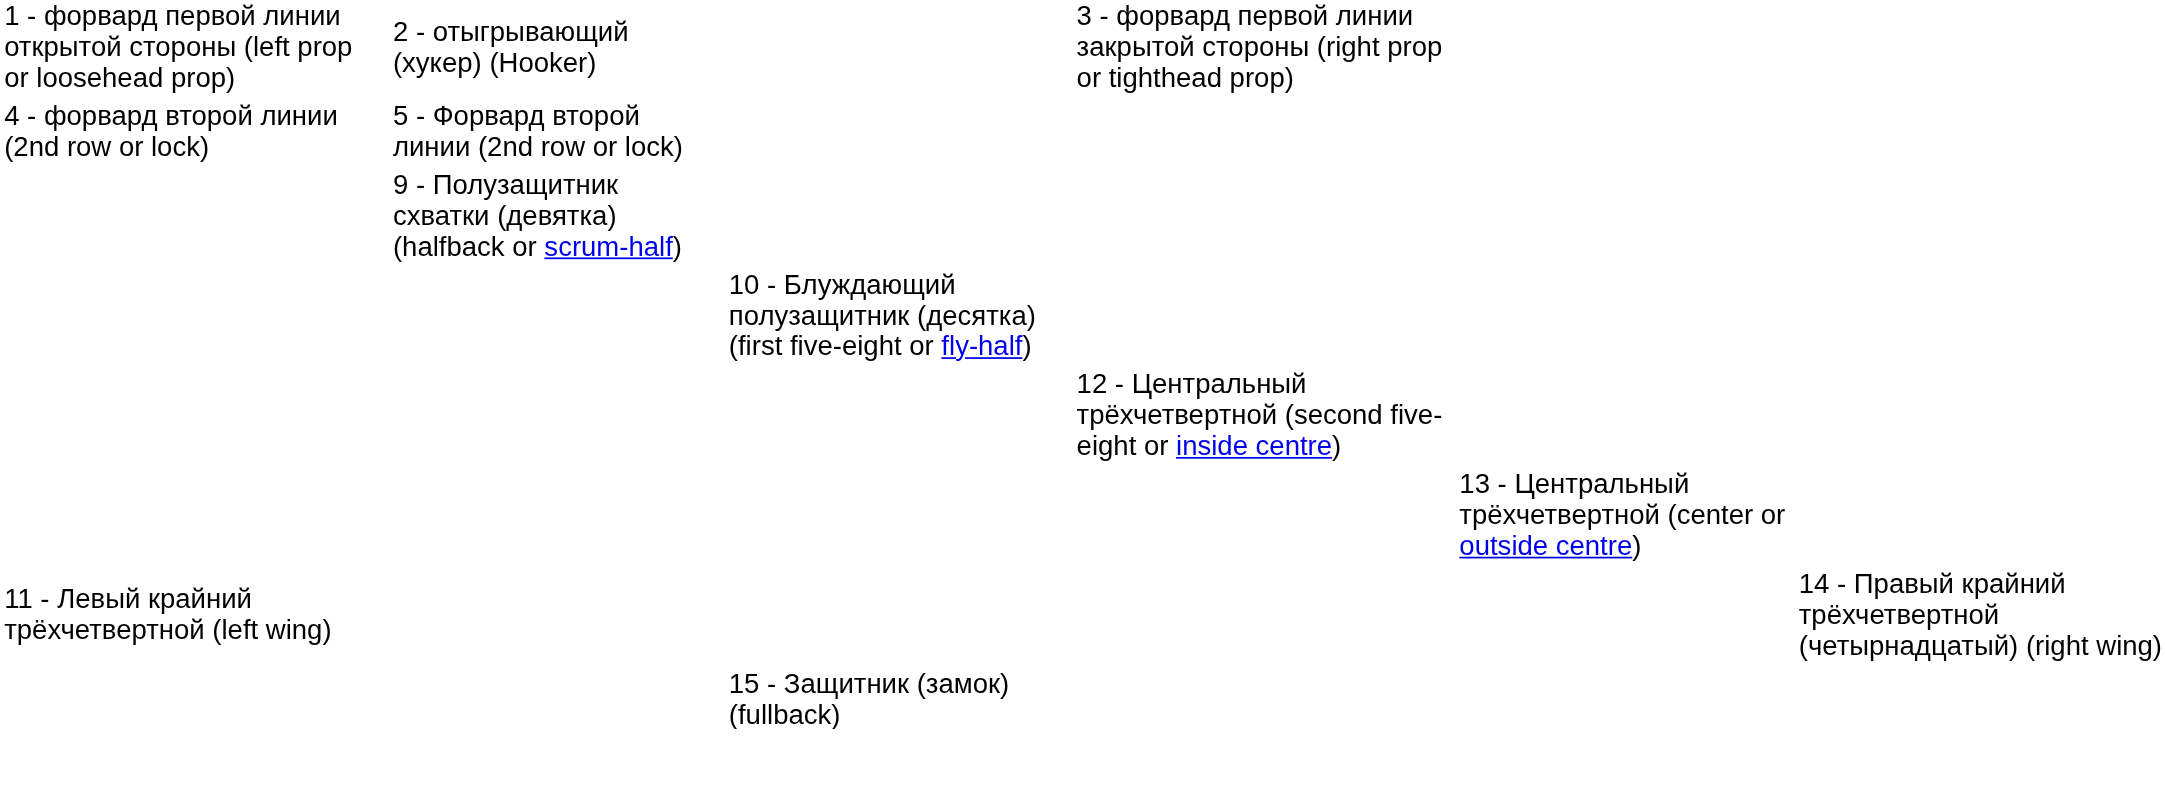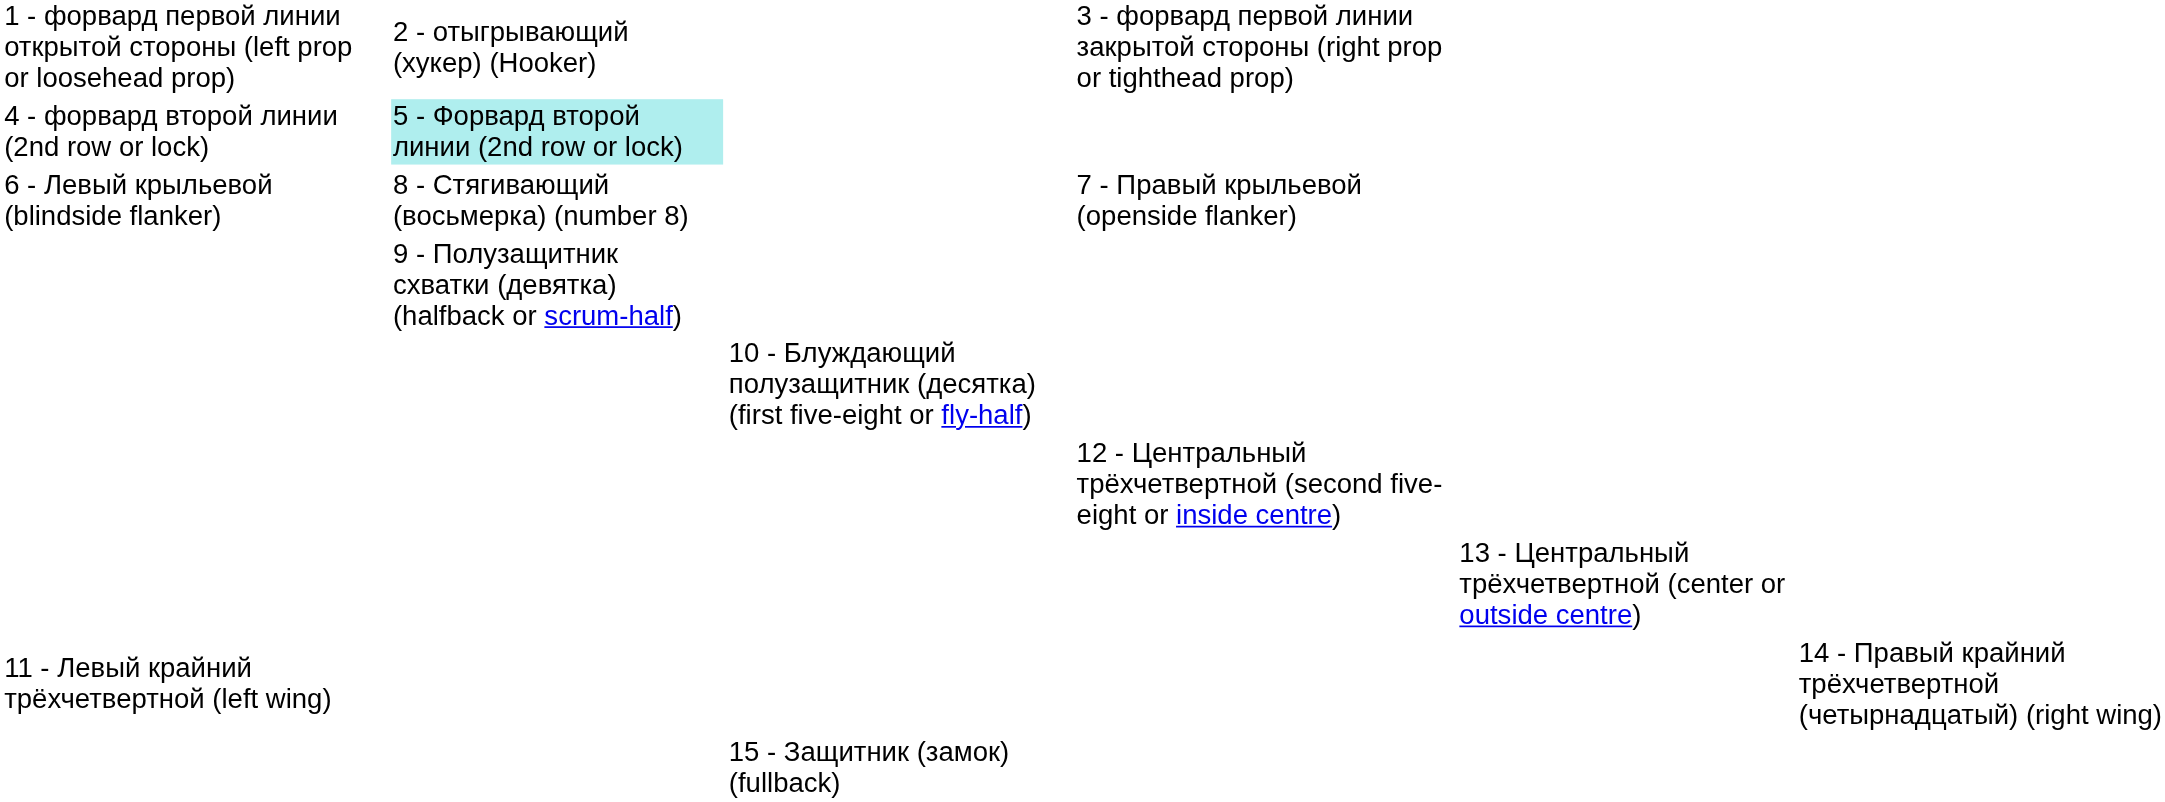(538, 131) no background -> (538, 131) paleturquoise background
+ row: (138, 200)
